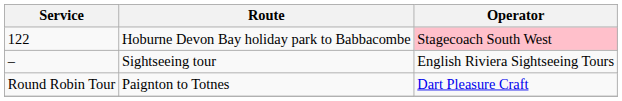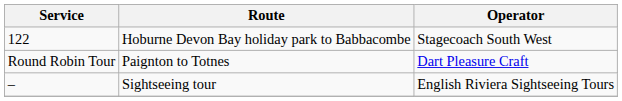(485, 38) pink background -> (485, 38) no background
rows swapped: (176, 84) <-> (169, 61)
